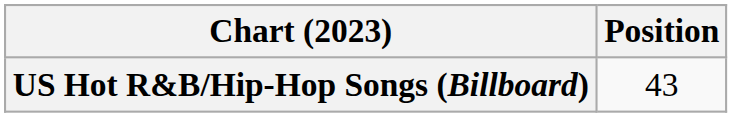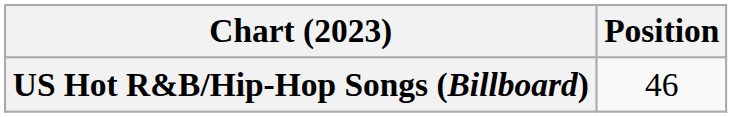(662, 84) 43 -> (662, 84) 46
